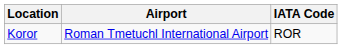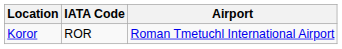columns swapped: (166, 14) <-> (304, 14)
